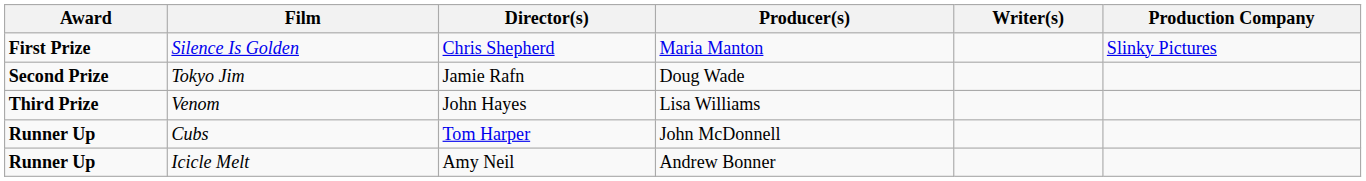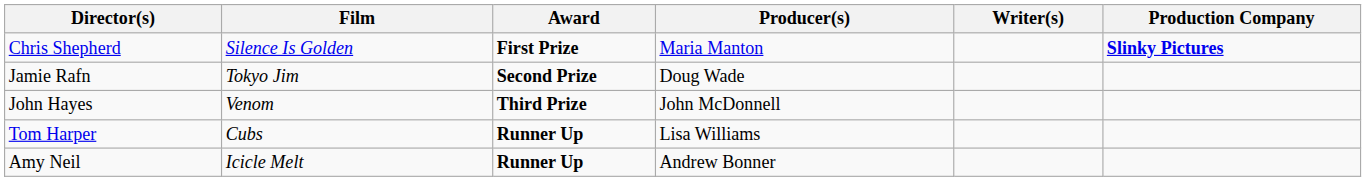columns swapped: (86, 18) <-> (547, 18)
(1162, 47) normal -> (1165, 47) bold
(710, 104) Lisa Williams -> (720, 104) John McDonnell
(720, 133) John McDonnell -> (710, 133) Lisa Williams
